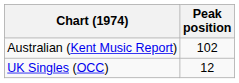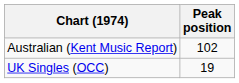(207, 68) 12 -> (207, 68) 19
